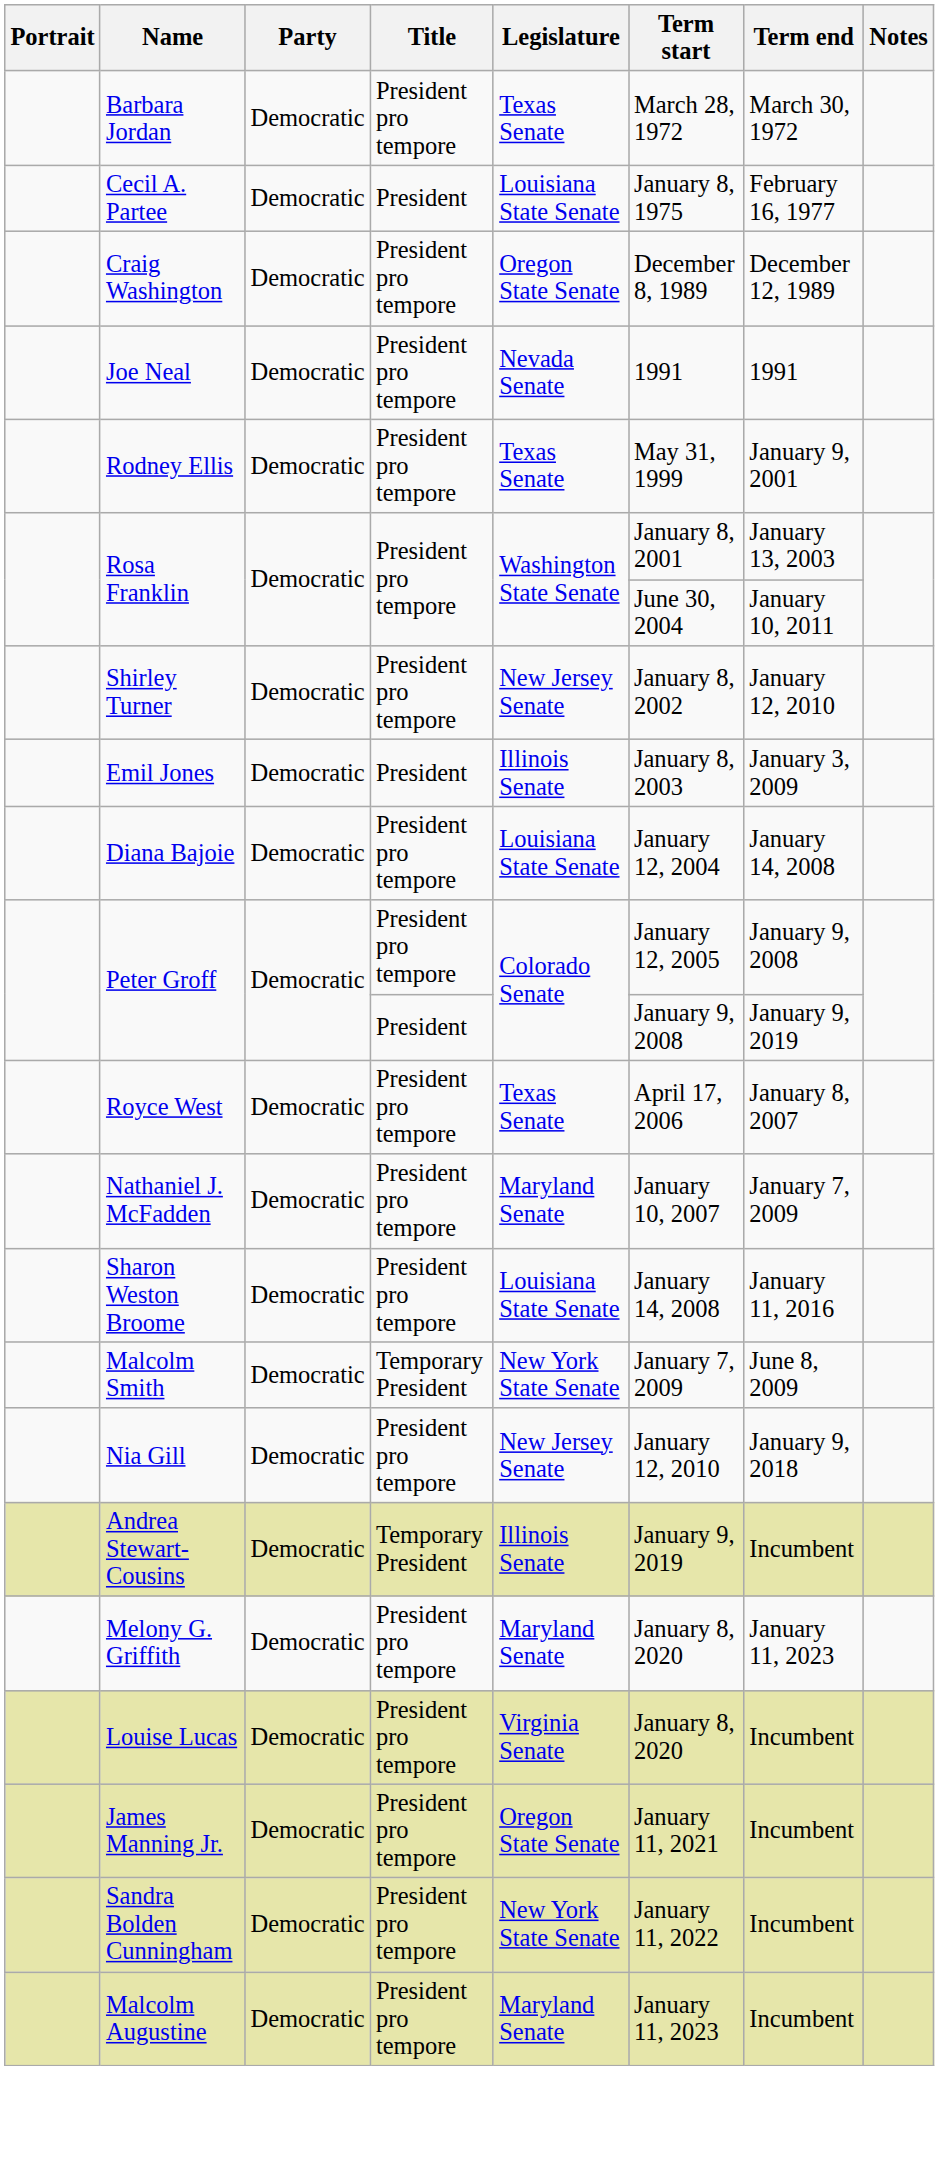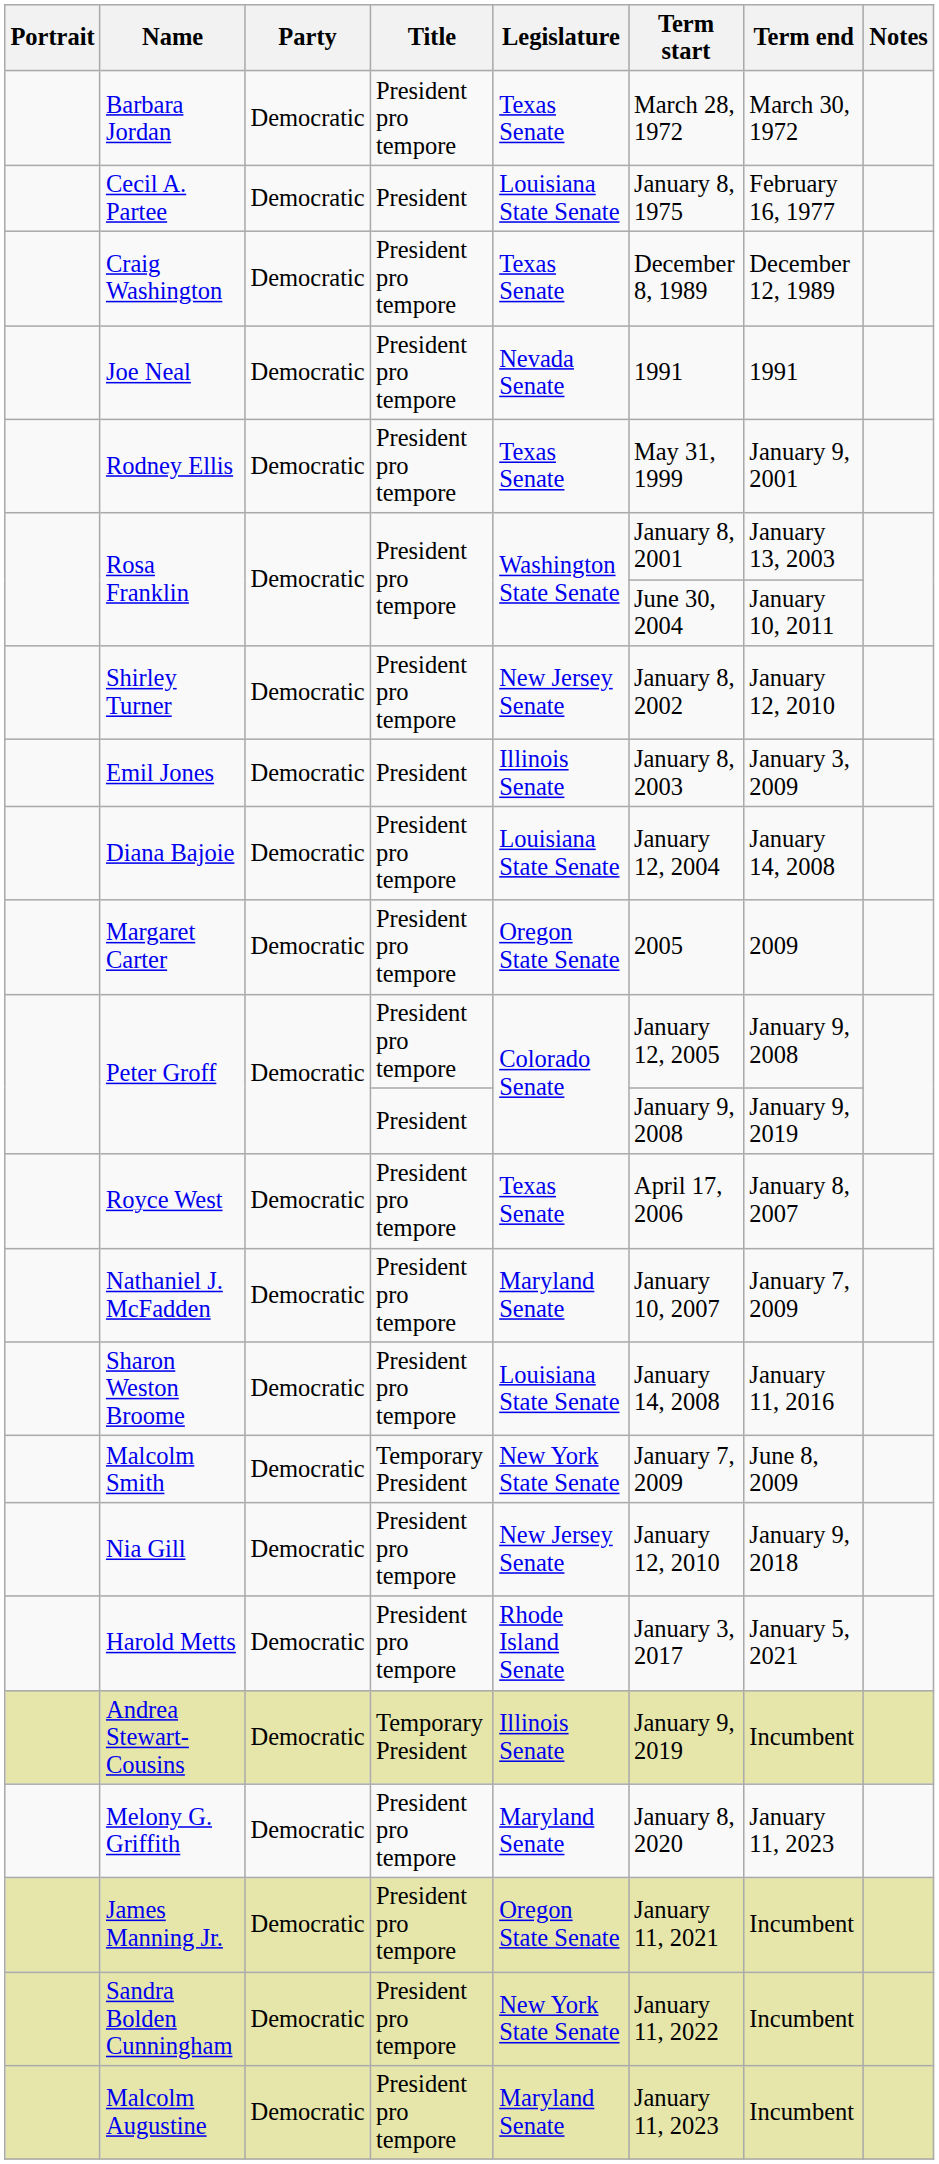(559, 278) Oregon State Senate -> (532, 278) Texas Senate
+ row: (151, 946)
+ row: (171, 1642)
- row: (172, 1736)
